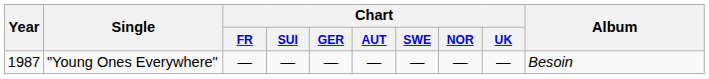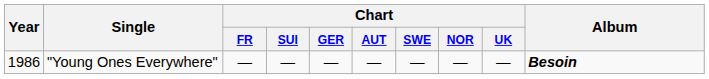(24, 62) 1987 -> (24, 62) 1986
(551, 62) normal -> (553, 62) bold
